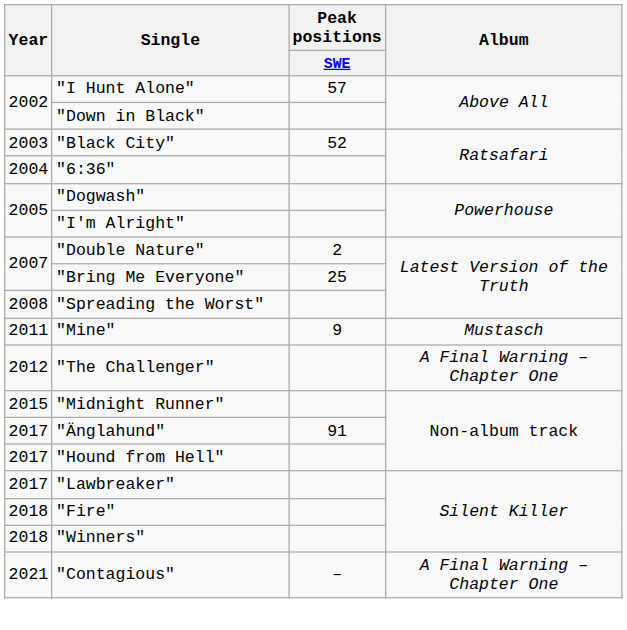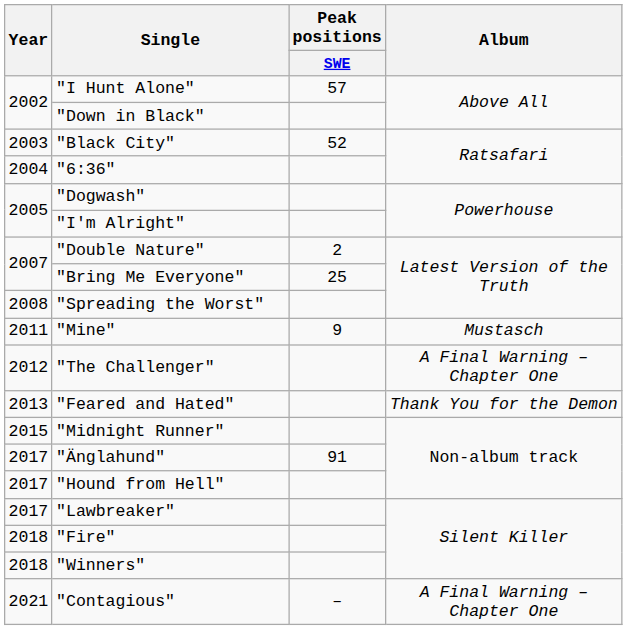+ row: (145, 404)
